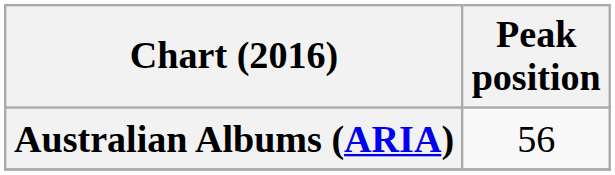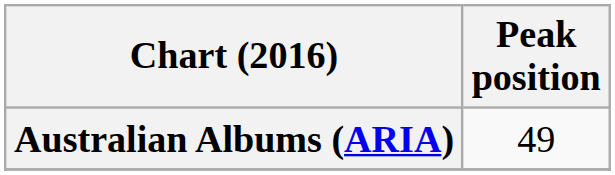(536, 137) 56 -> (536, 137) 49
